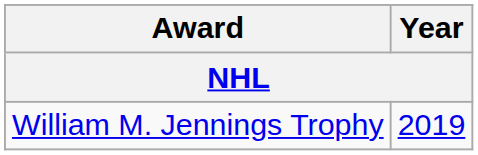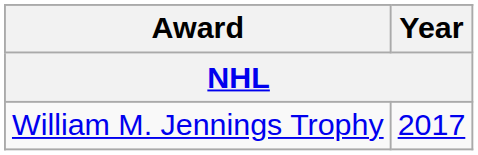(431, 125) 2019 -> (431, 125) 2017
